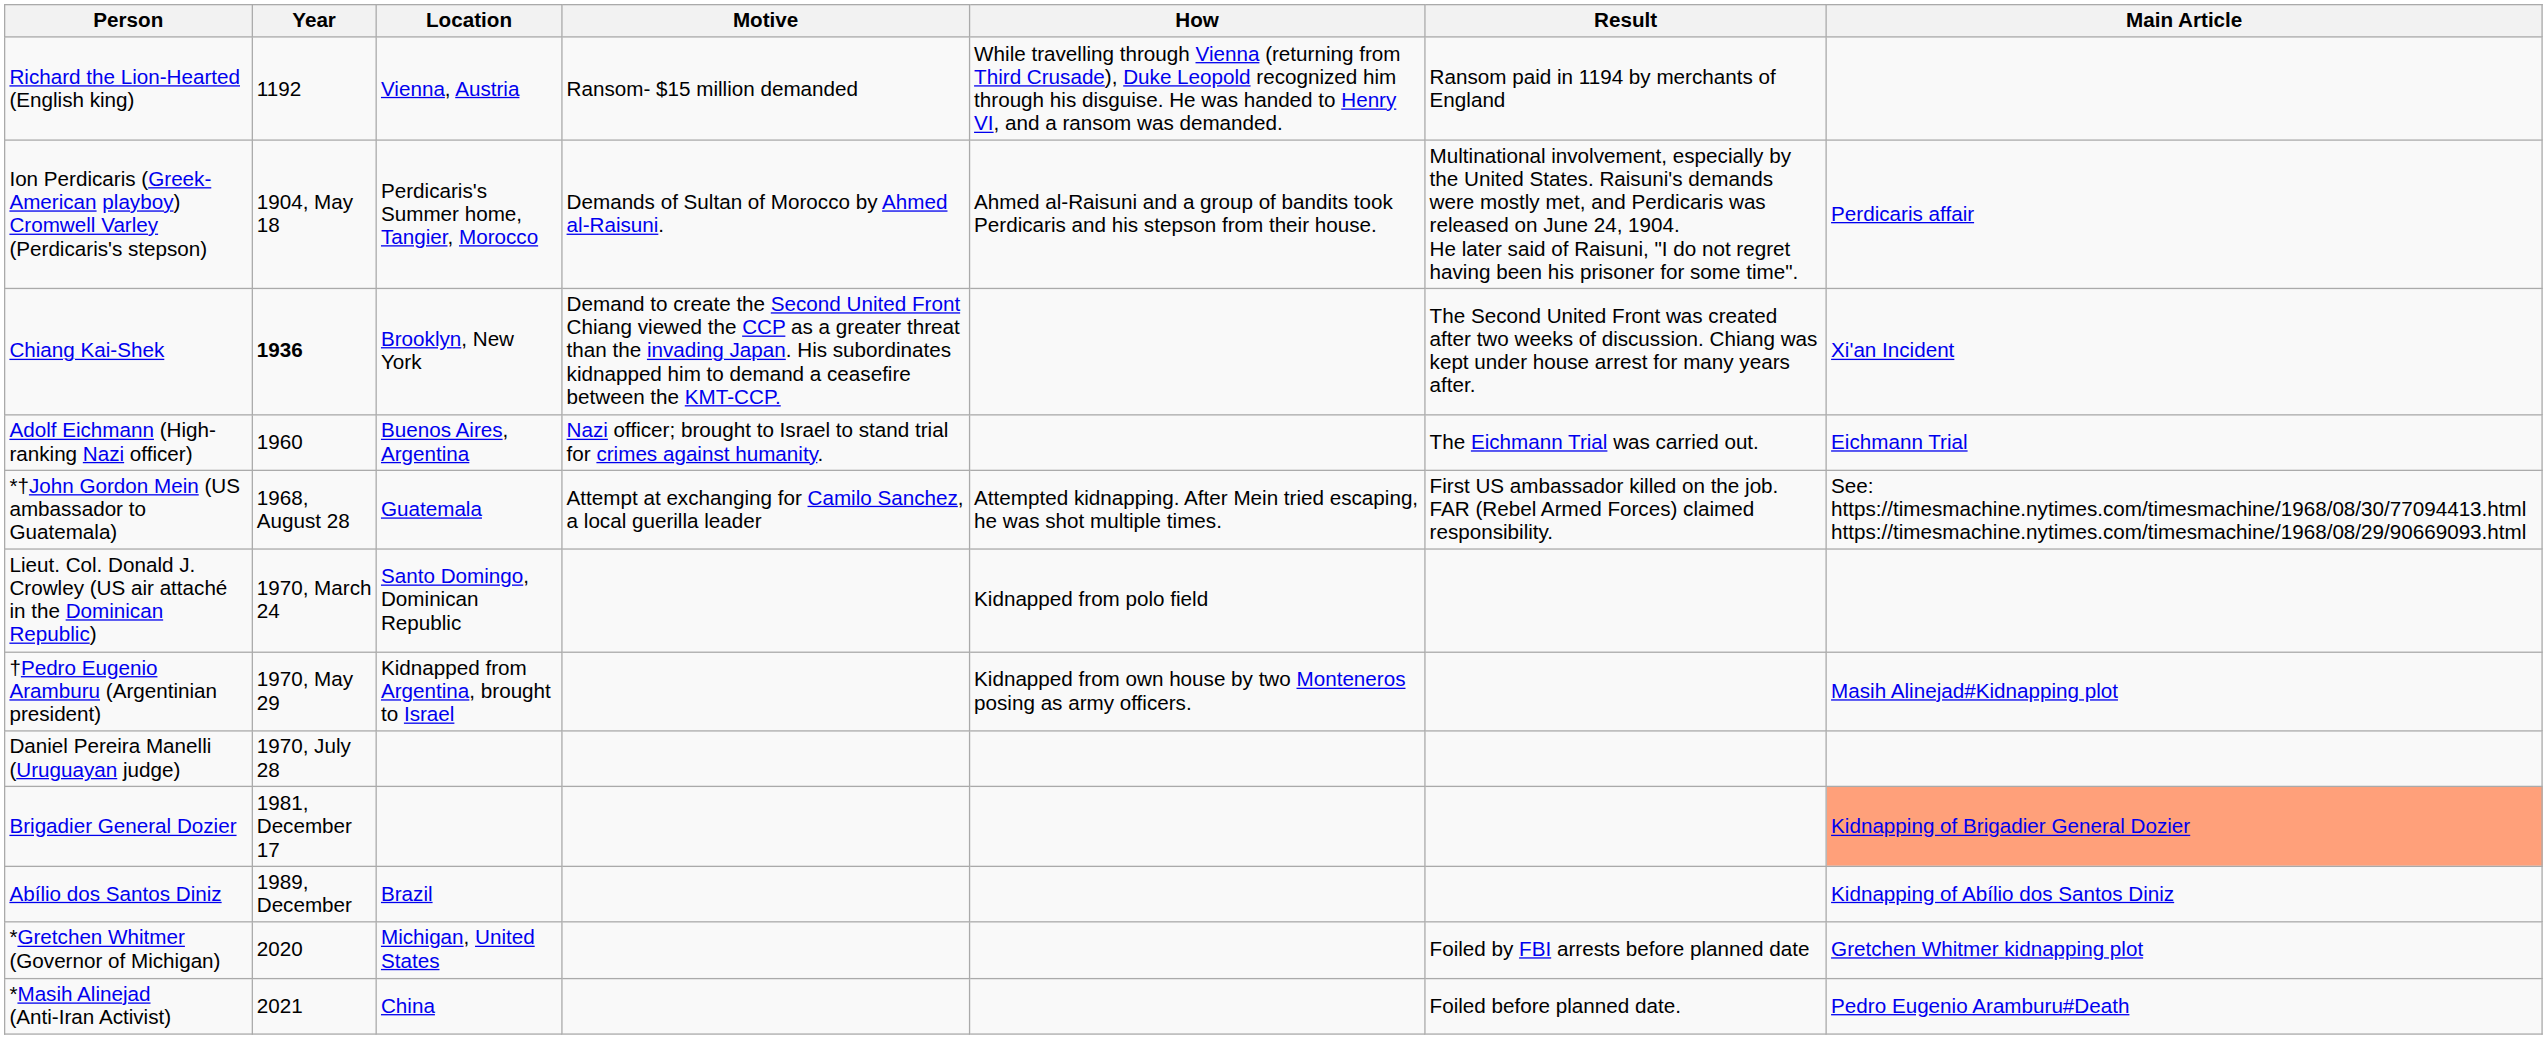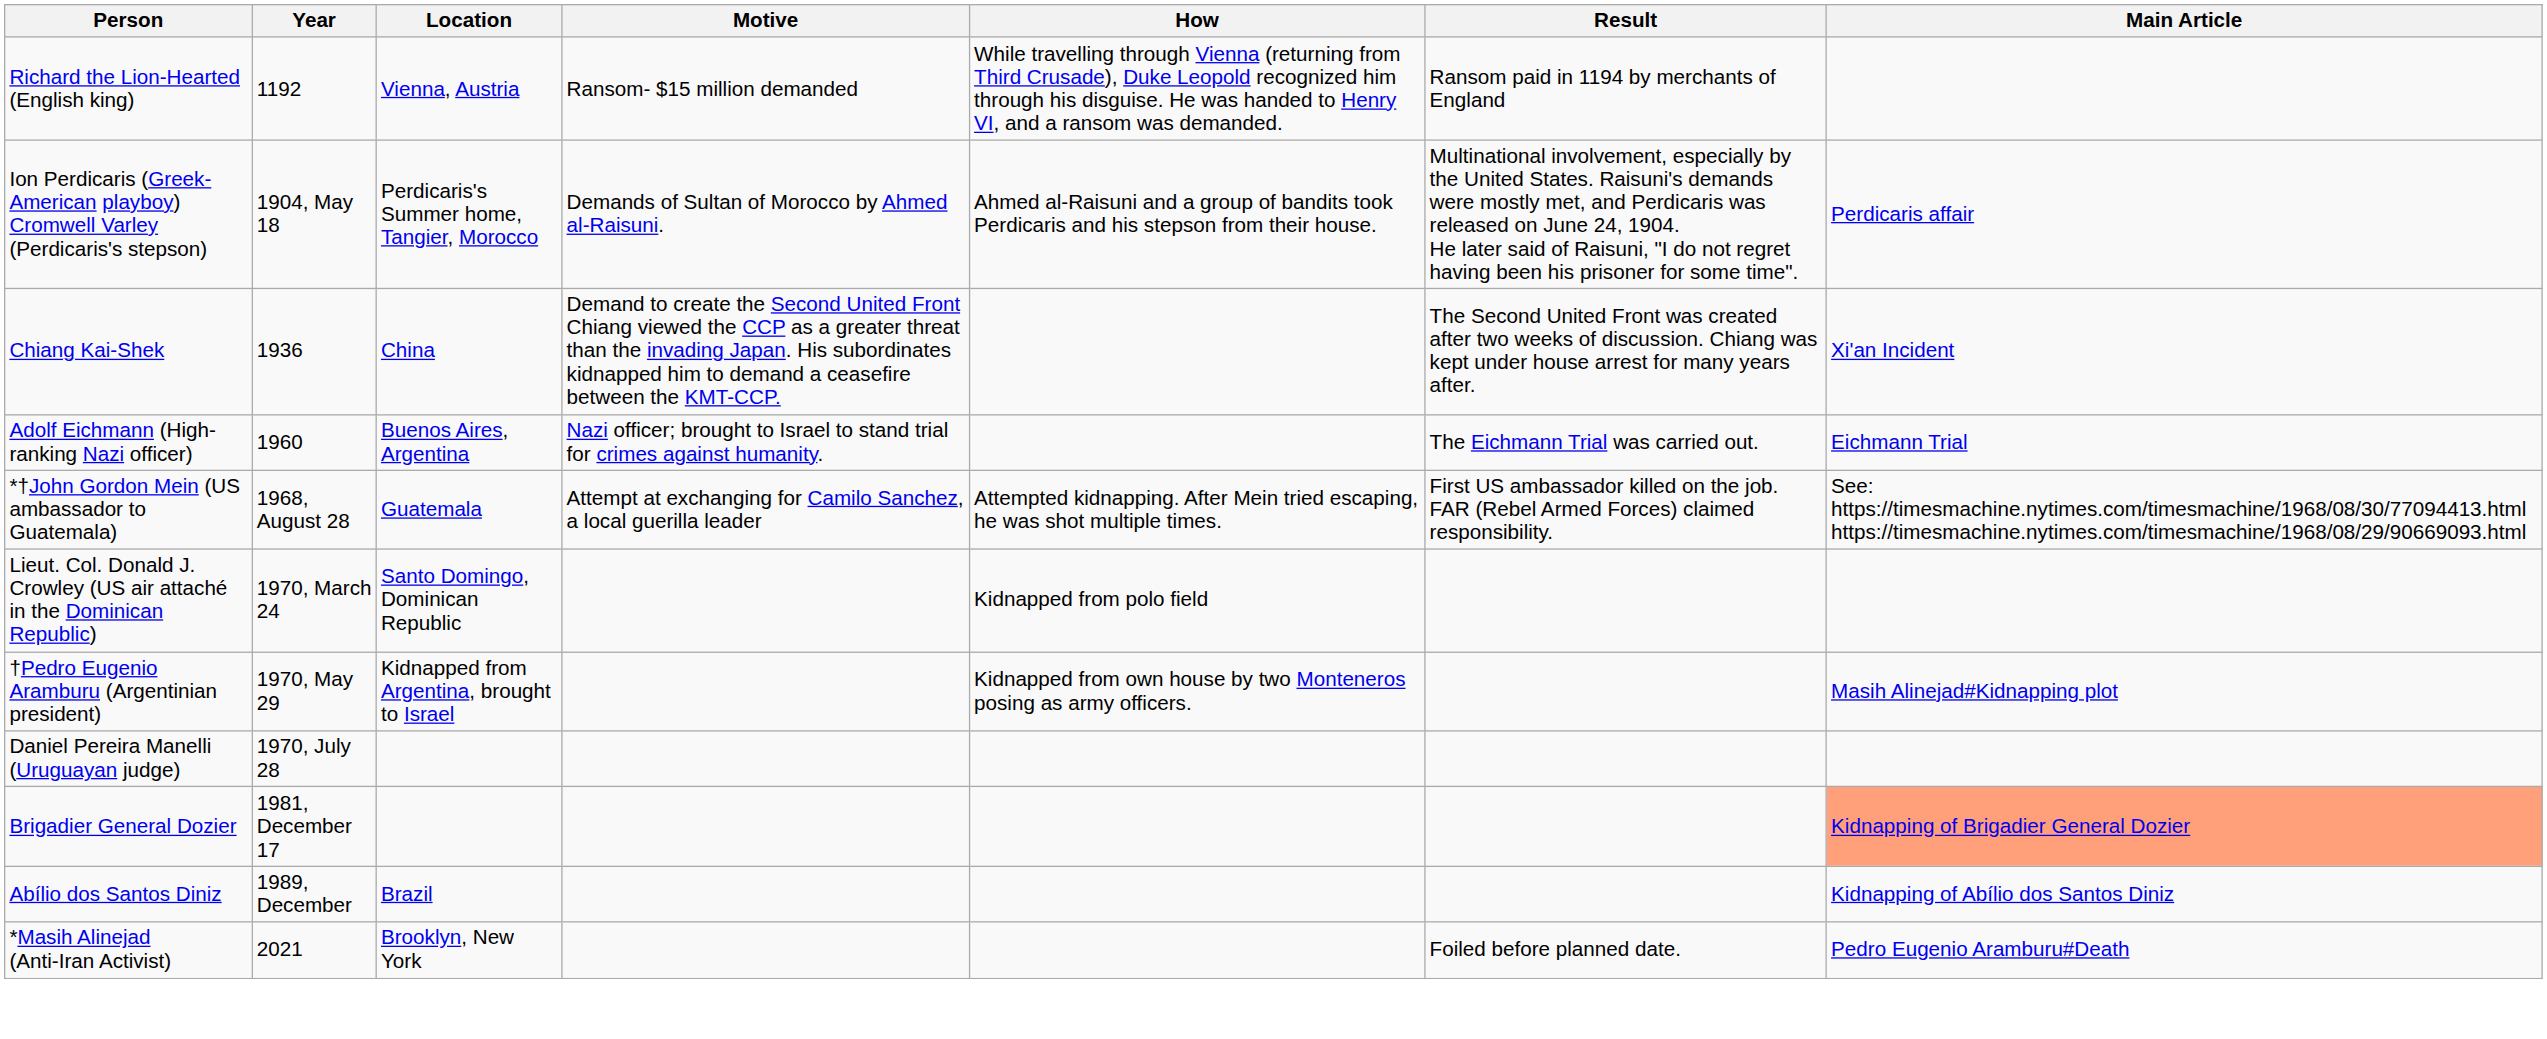(280, 351) bold -> (280, 351) normal
(447, 351) Brooklyn, New York -> (408, 351) China
- row: (115, 949)
(408, 1005) China -> (447, 949) Brooklyn, New York
